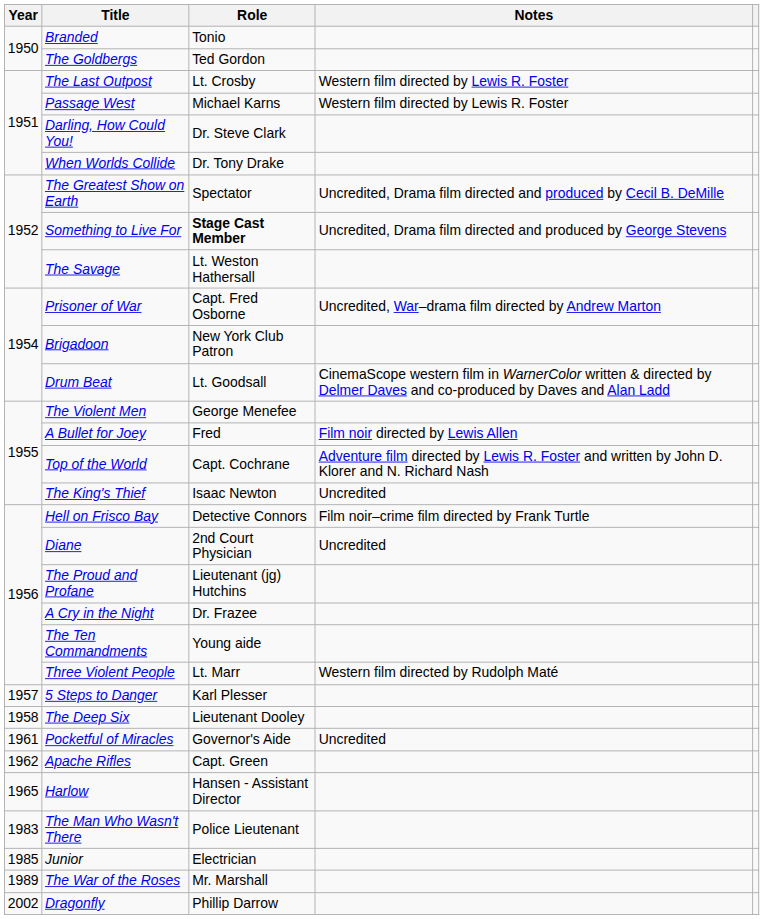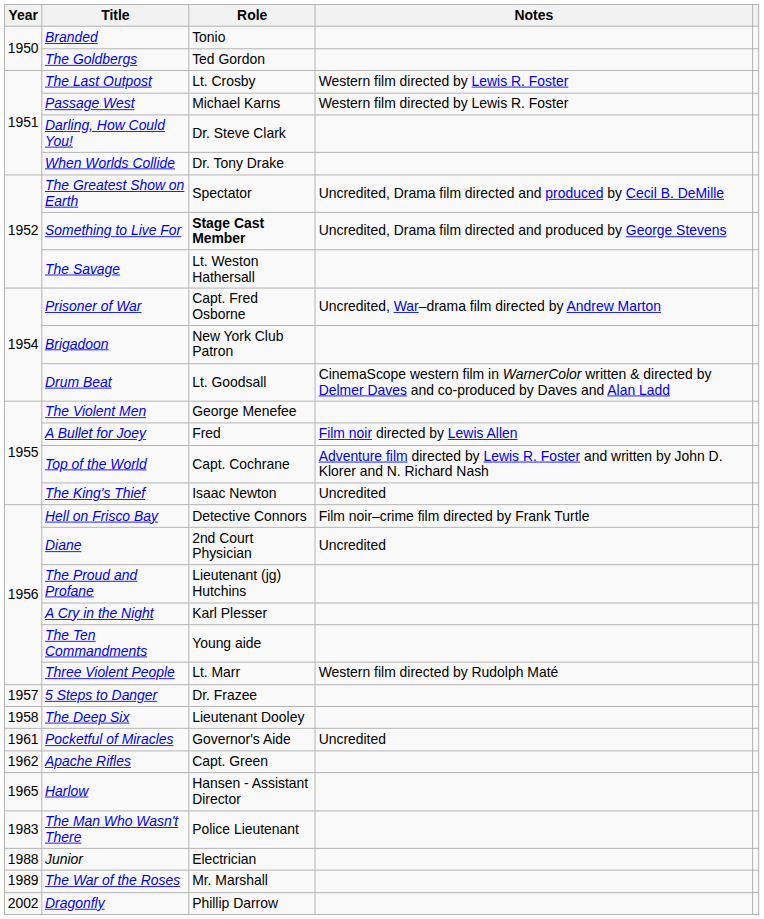(225, 613) Dr. Frazee -> (230, 613) Karl Plesser
(230, 695) Karl Plesser -> (225, 695) Dr. Frazee
(23, 859) 1985 -> (23, 859) 1988
